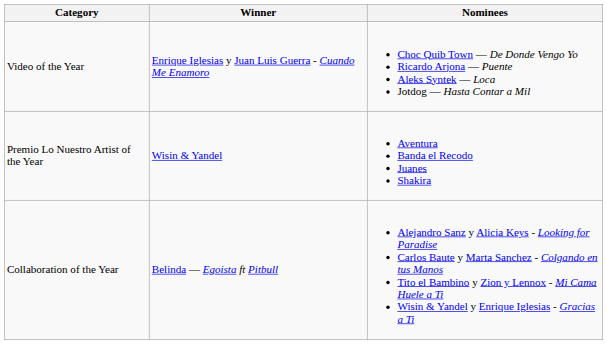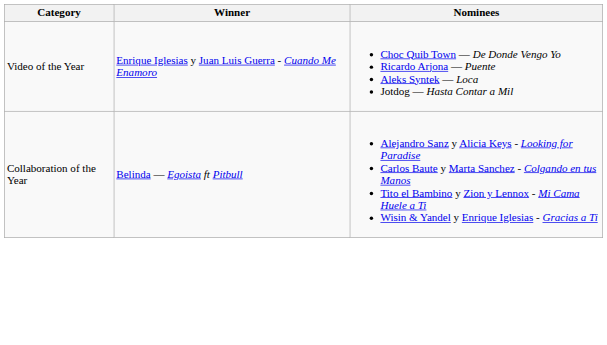- row: (69, 155)
